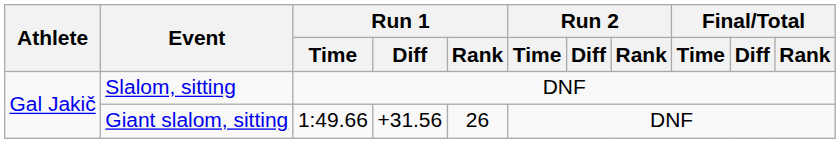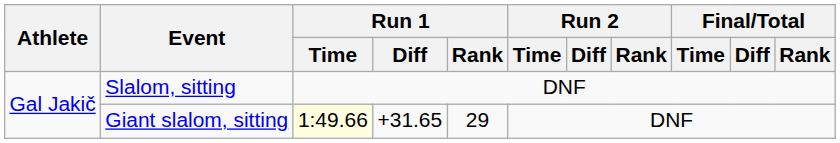(333, 120) no background -> (333, 120) lightyellow background
(410, 120) +31.56 -> (410, 120) +31.65
(477, 120) 26 -> (477, 120) 29
